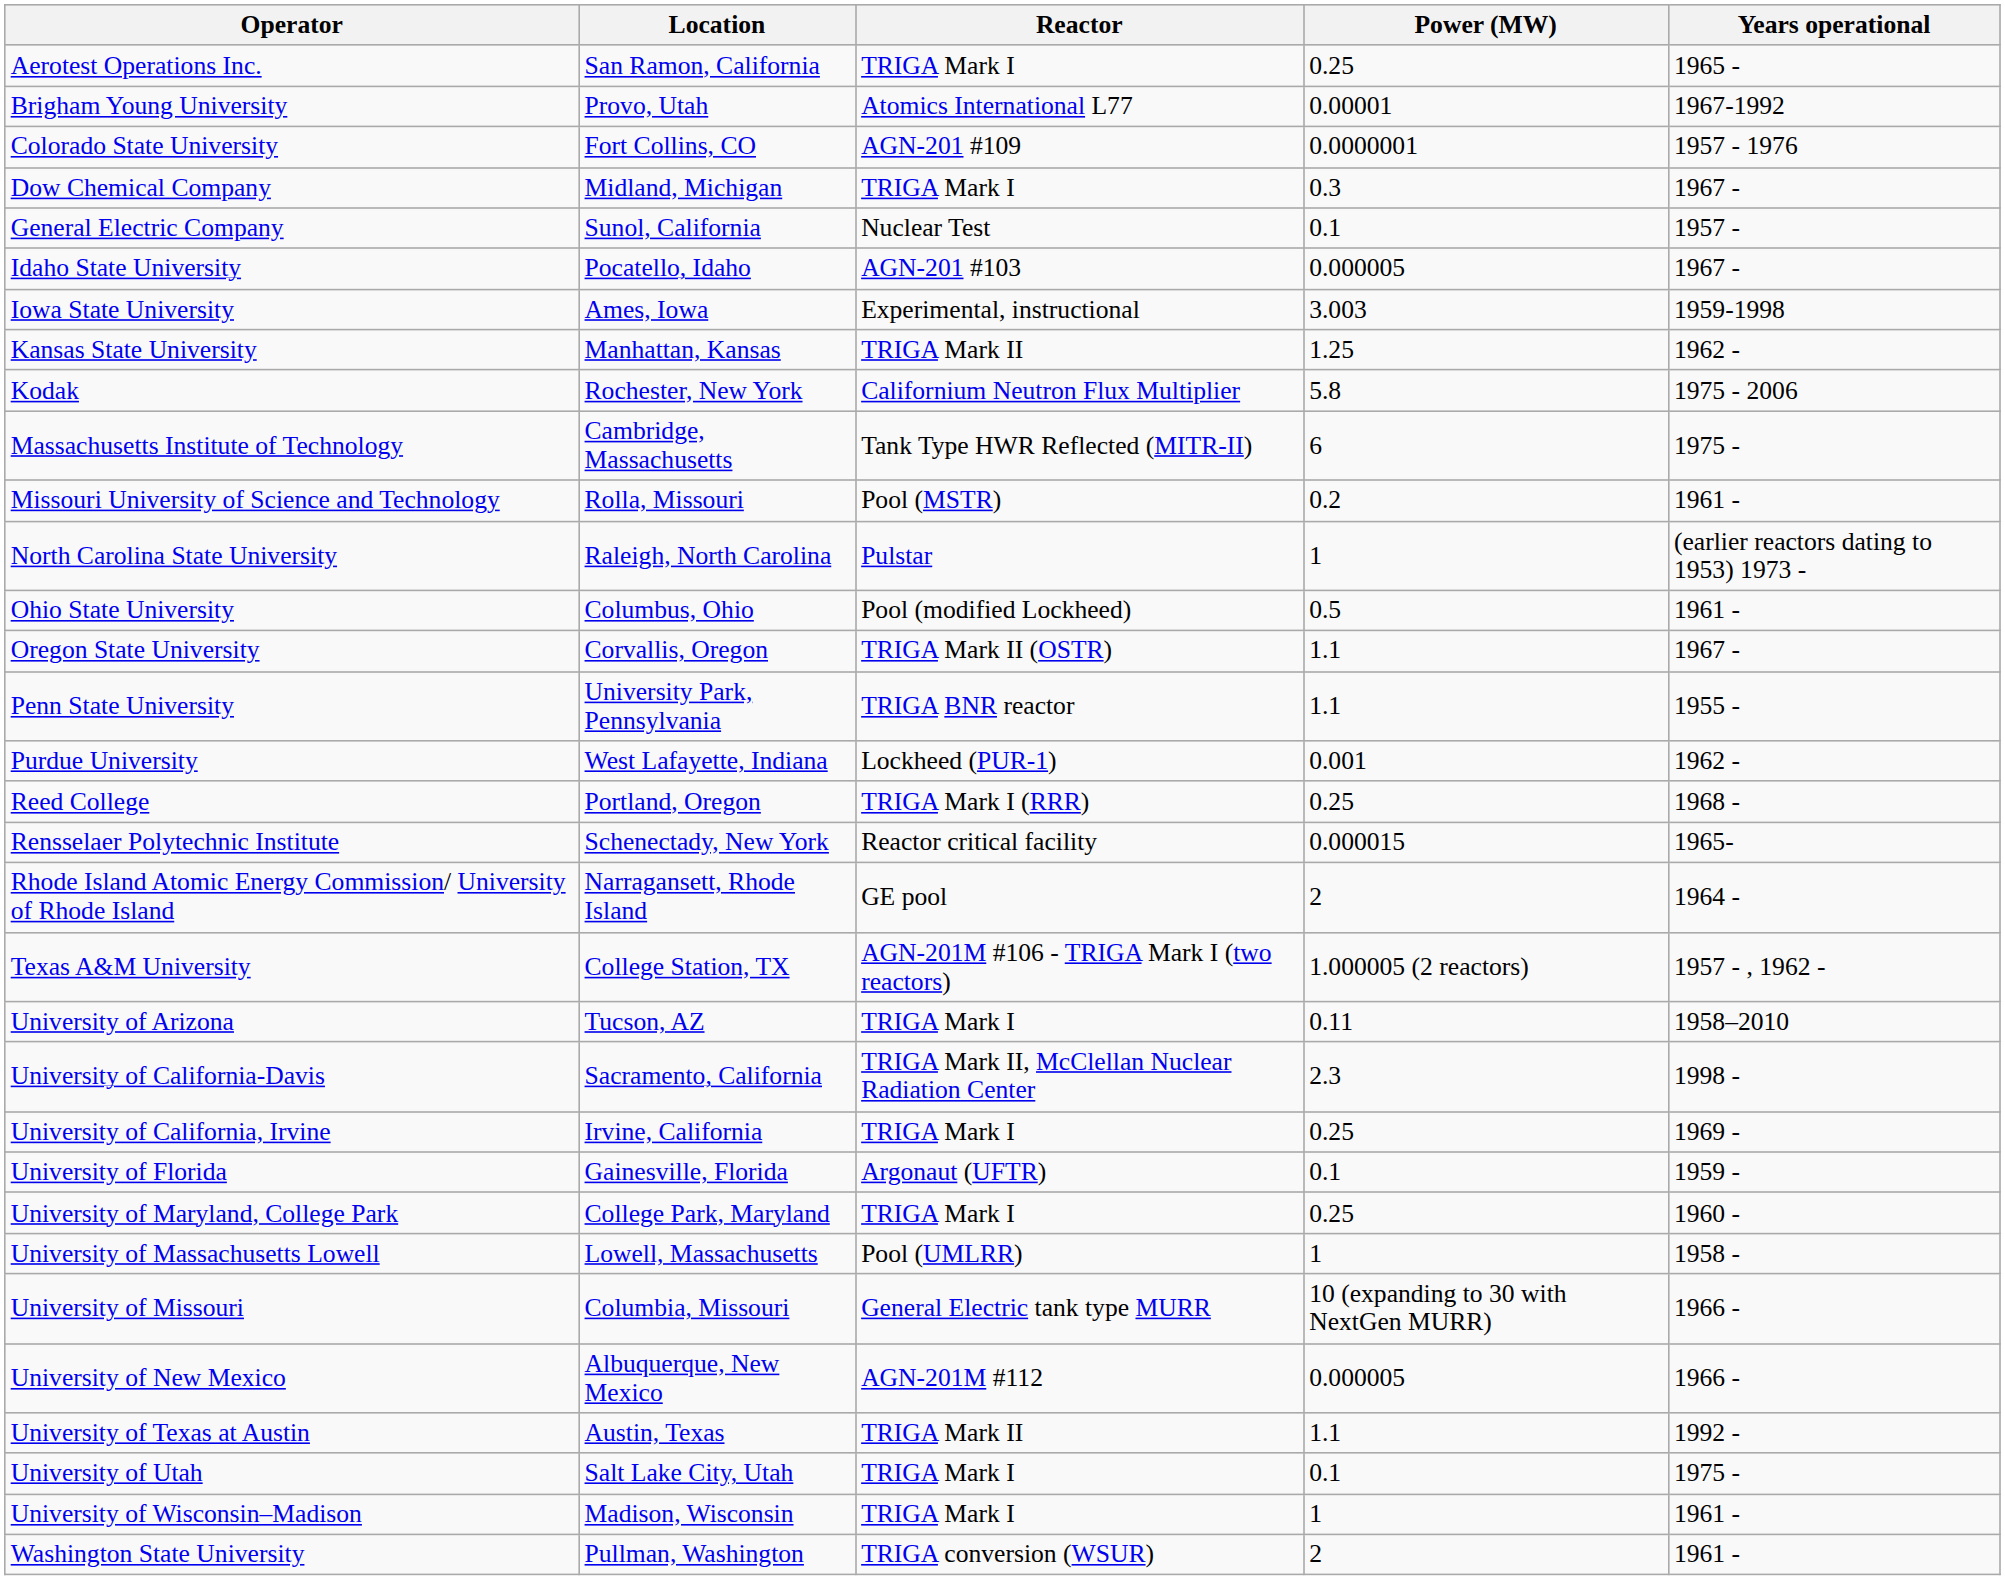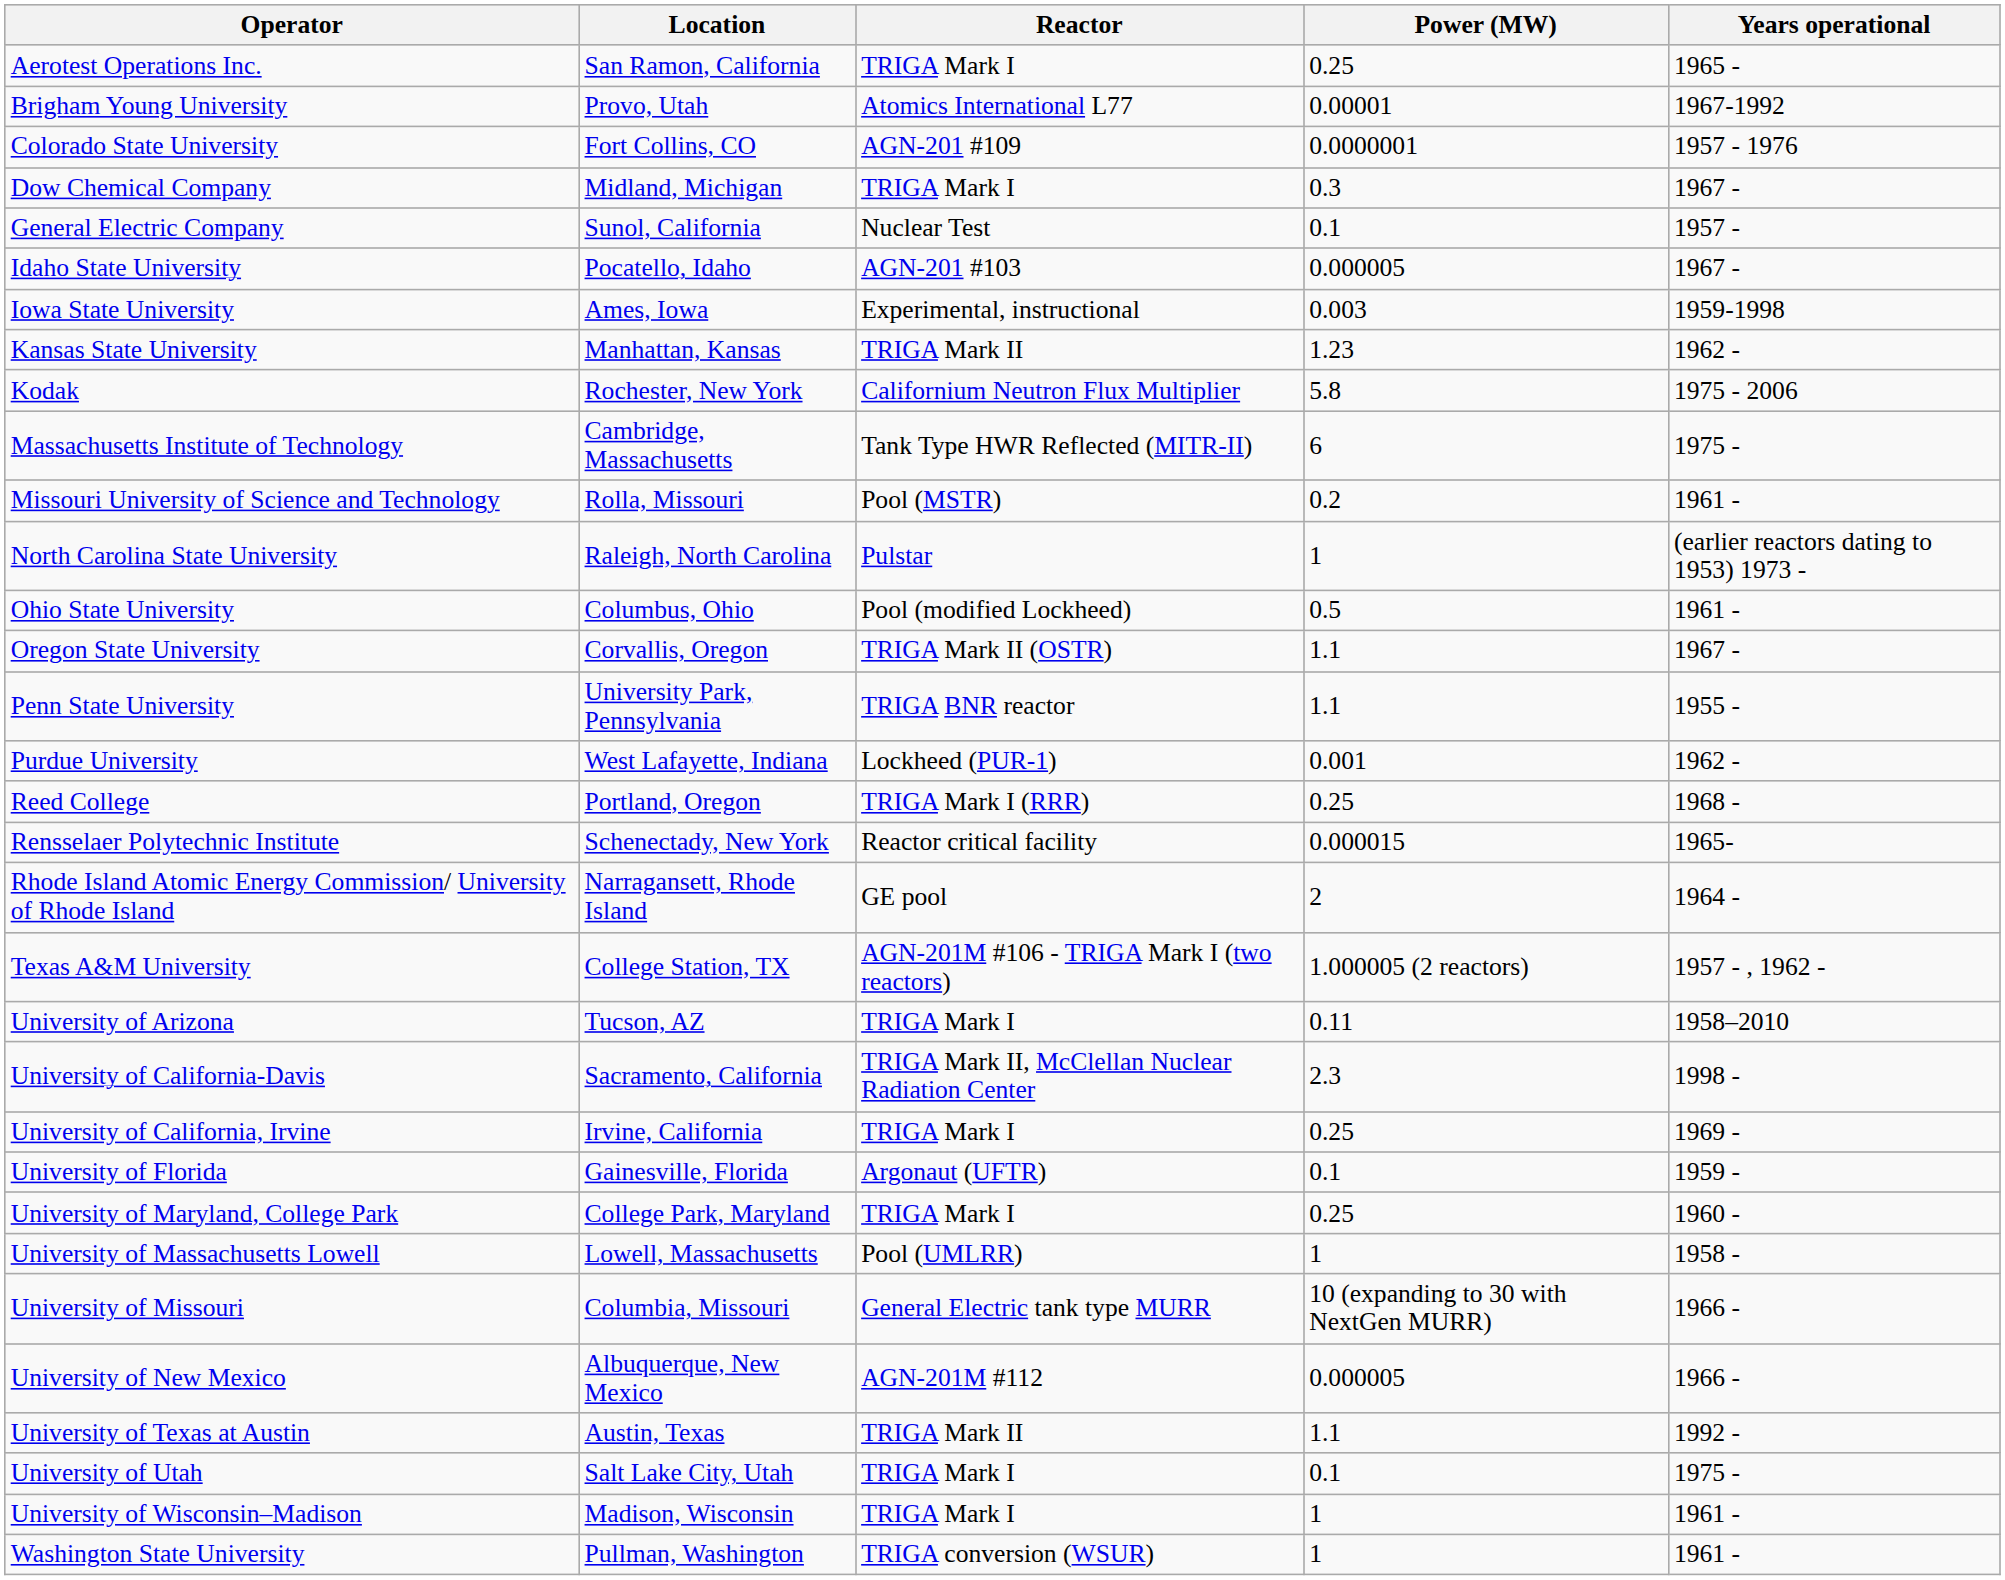(1338, 308) 3.003 -> (1338, 308) 0.003
(1332, 349) 1.25 -> (1332, 349) 1.23
(1316, 1554) 2 -> (1316, 1554) 1
